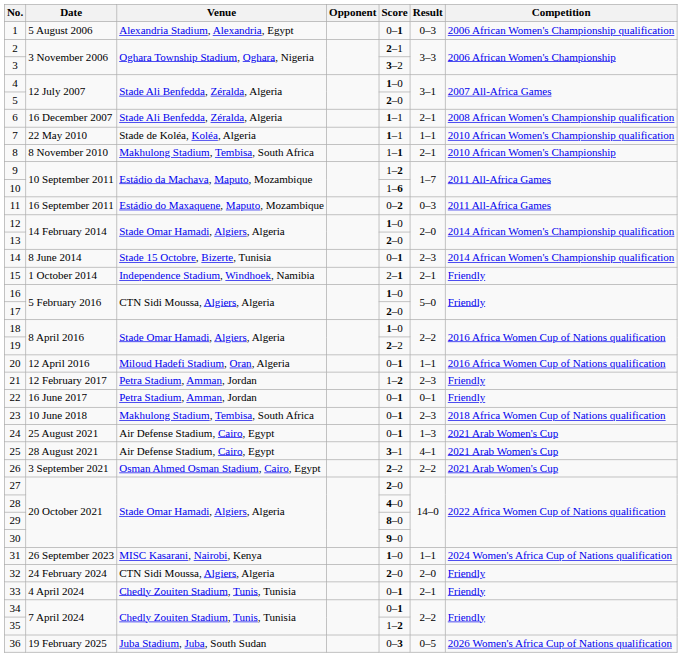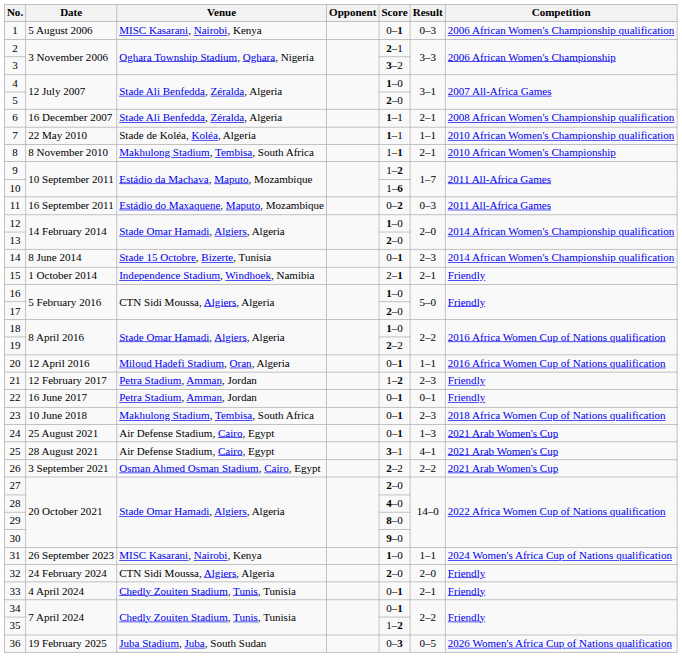(206, 30) Alexandria Stadium, Alexandria, Egypt -> (190, 30) MISC Kasarani, Nairobi, Kenya
